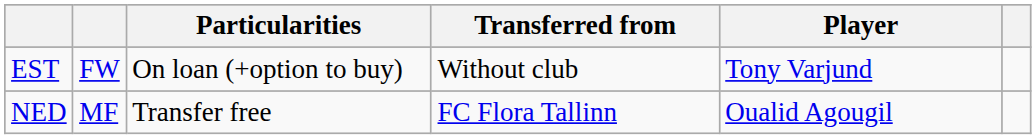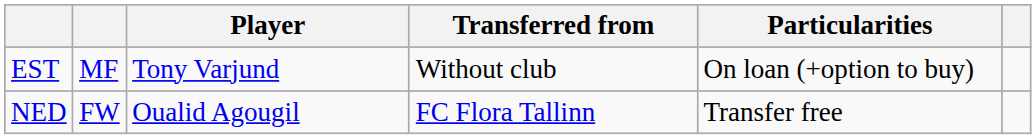columns swapped: (861, 25) <-> (279, 25)
(99, 68) FW -> (99, 68) MF
(99, 111) MF -> (99, 111) FW
